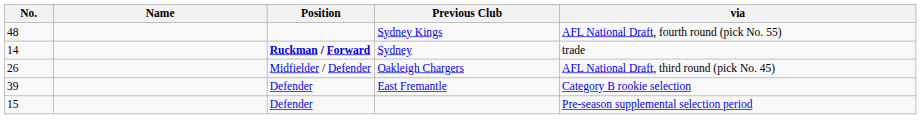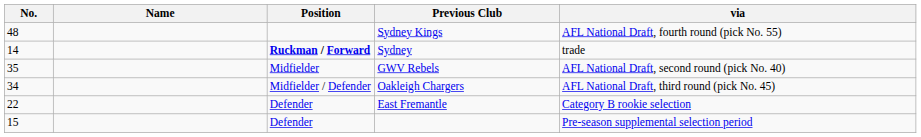+ row: (408, 68)
(13, 68) 26 -> (13, 86) 34
(13, 86) 39 -> (13, 104) 22
